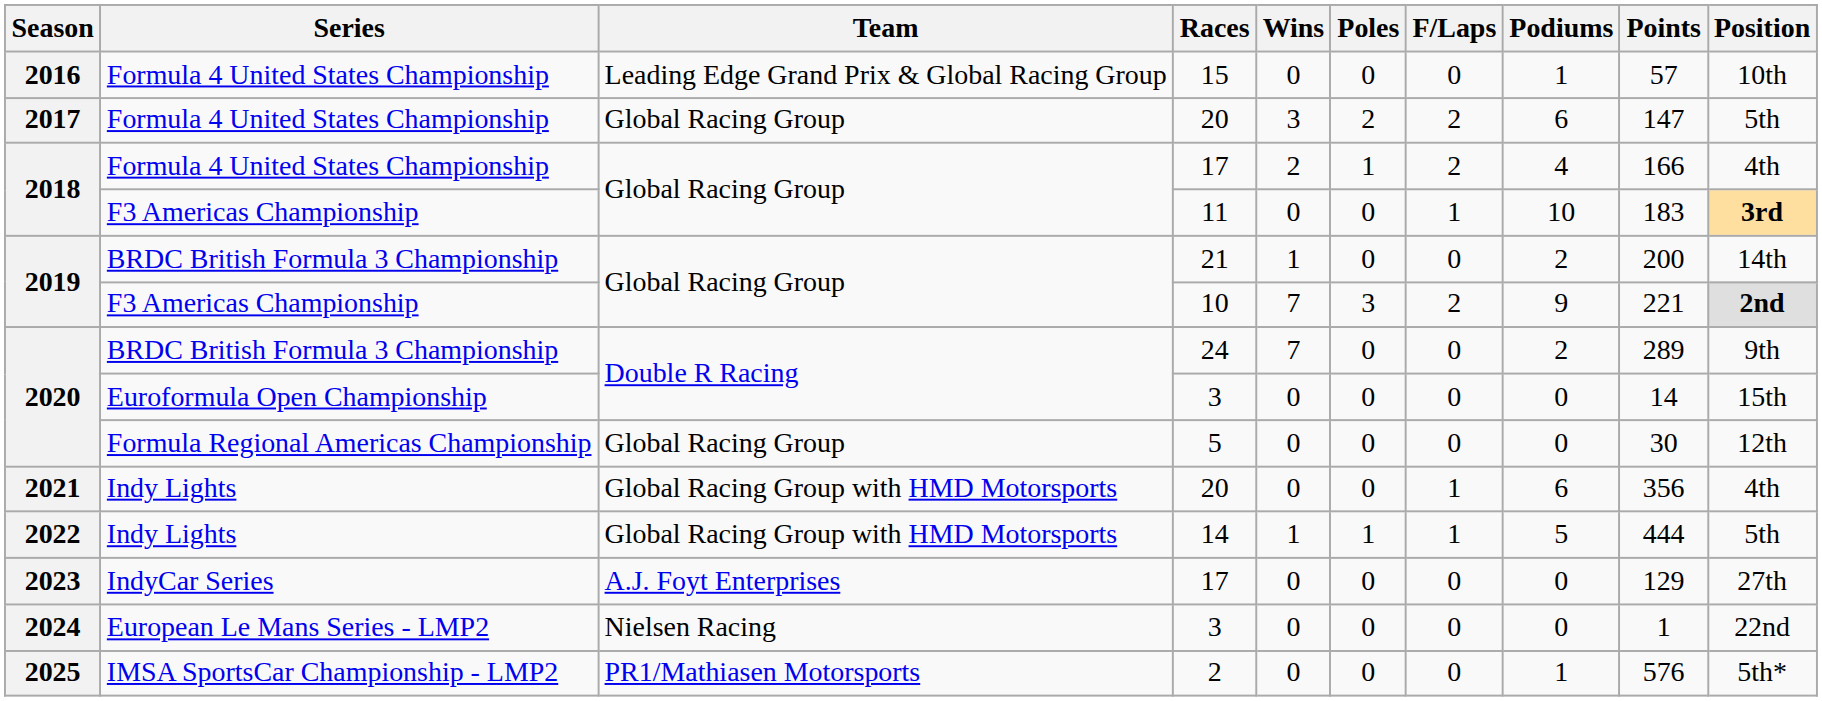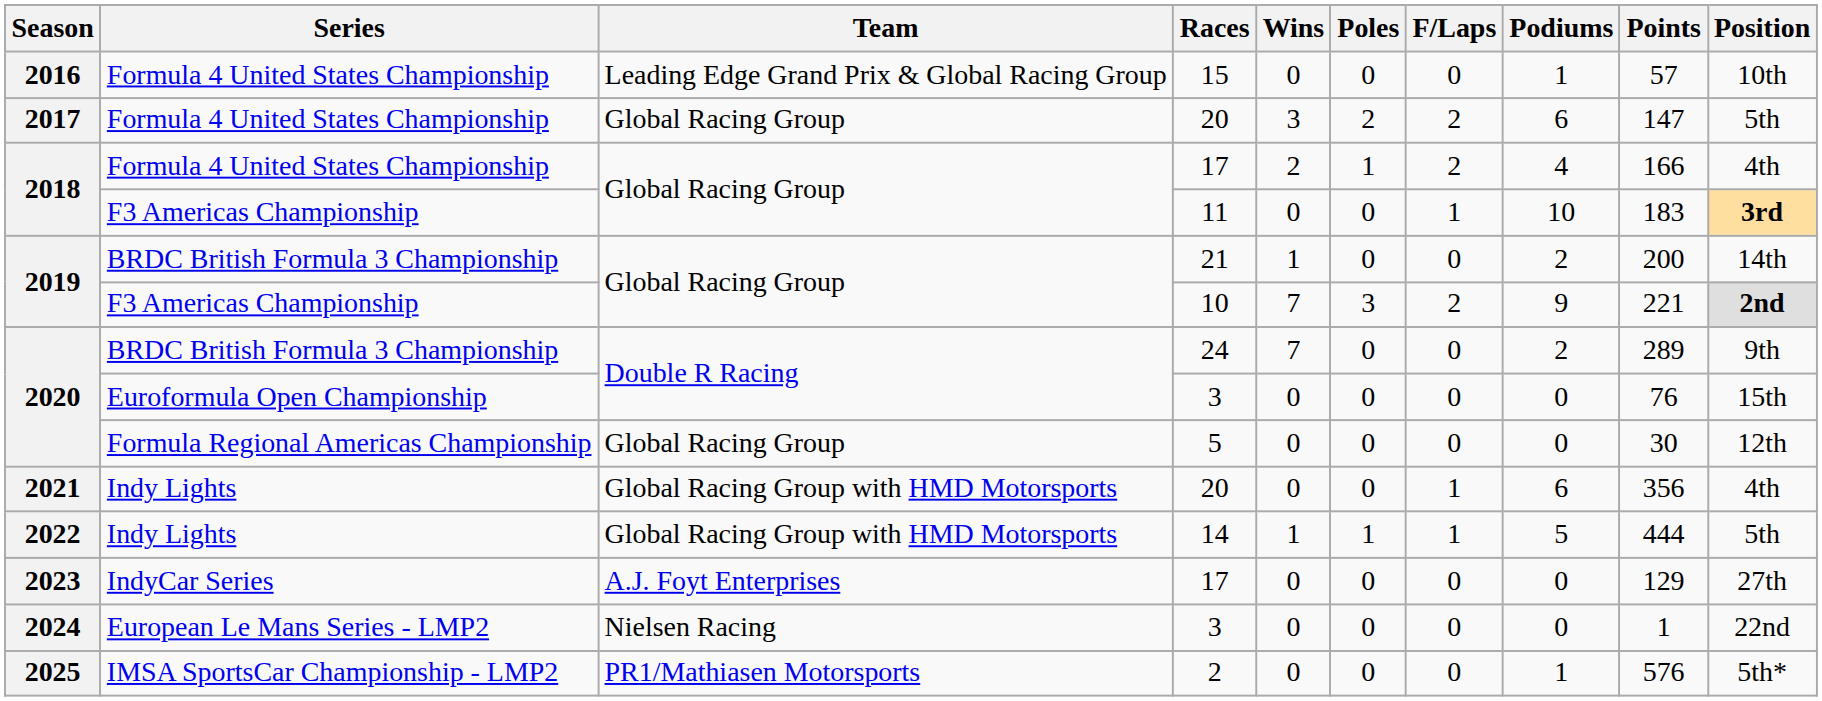(1664, 396) 14 -> (1664, 396) 76
